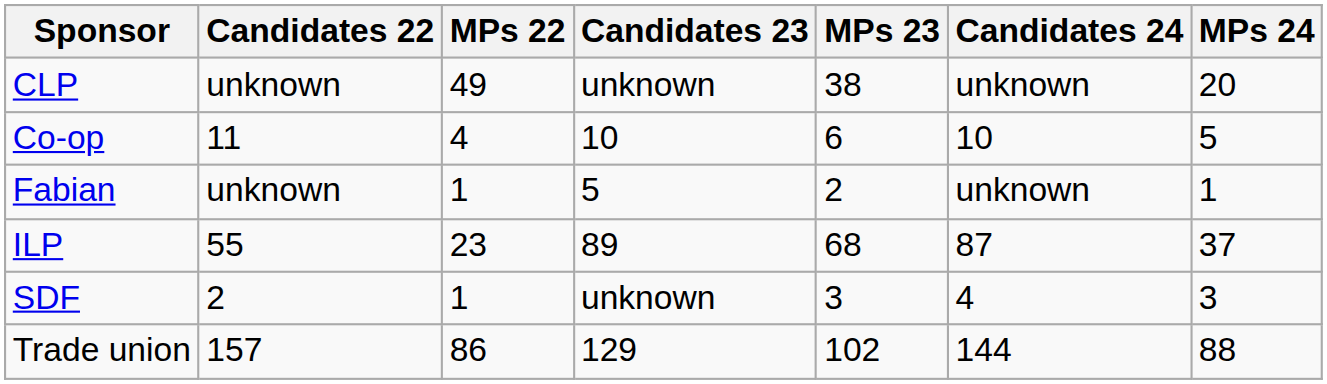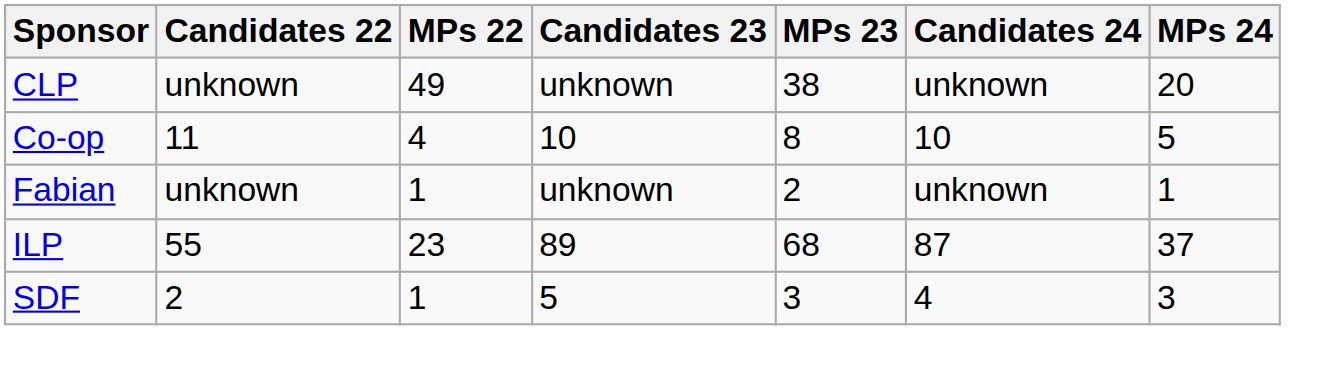(834, 137) 6 -> (792, 137) 8
(590, 191) 5 -> (606, 191) unknown
(648, 297) unknown -> (548, 297) 5
- row: (102, 350)
